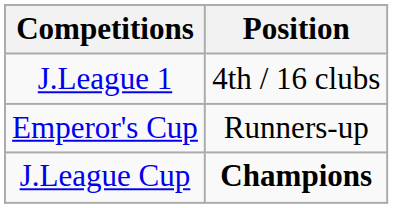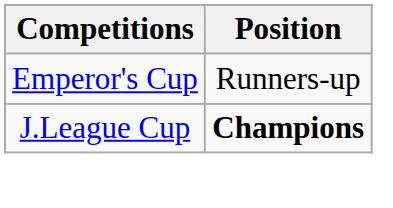- row: (105, 78)
